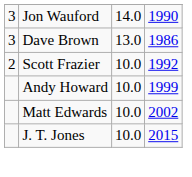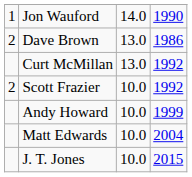(12, 16) 3 -> (12, 16) 1
(12, 40) 3 -> (12, 40) 2
+ row: (68, 64)
(163, 111) 2002 -> (168, 135) 2004
